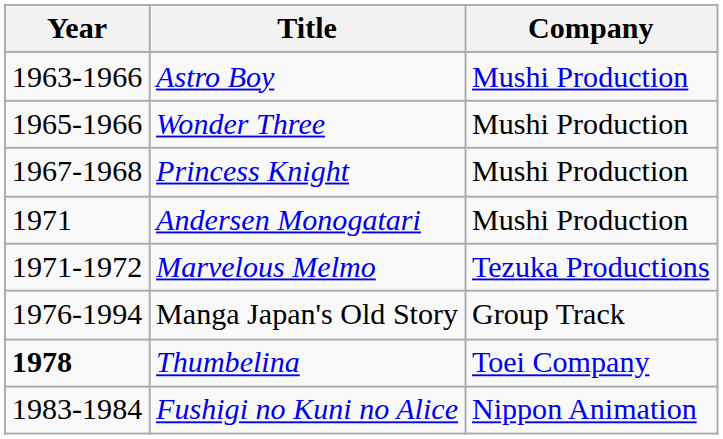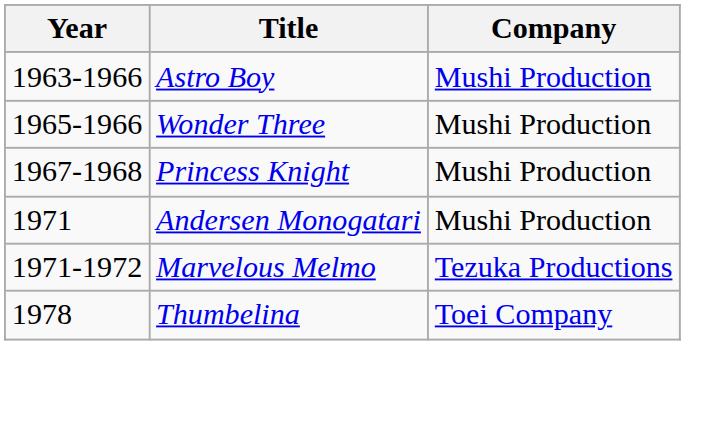- row: (307, 314)
(42, 362) bold -> (42, 314) normal
- row: (307, 409)
